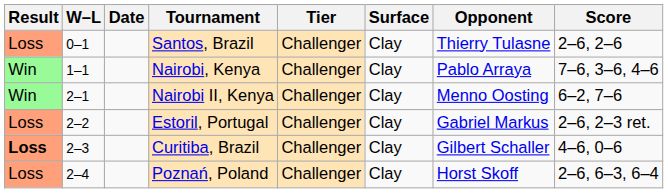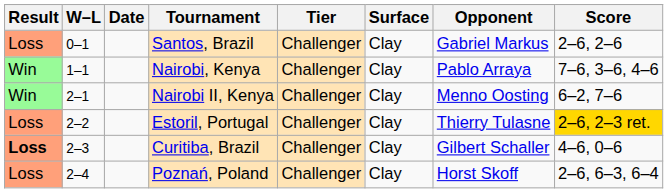(494, 43) Thierry Tulasne -> (493, 43) Gabriel Markus
(493, 122) Gabriel Markus -> (494, 122) Thierry Tulasne
(604, 122) no background -> (604, 122) gold background
